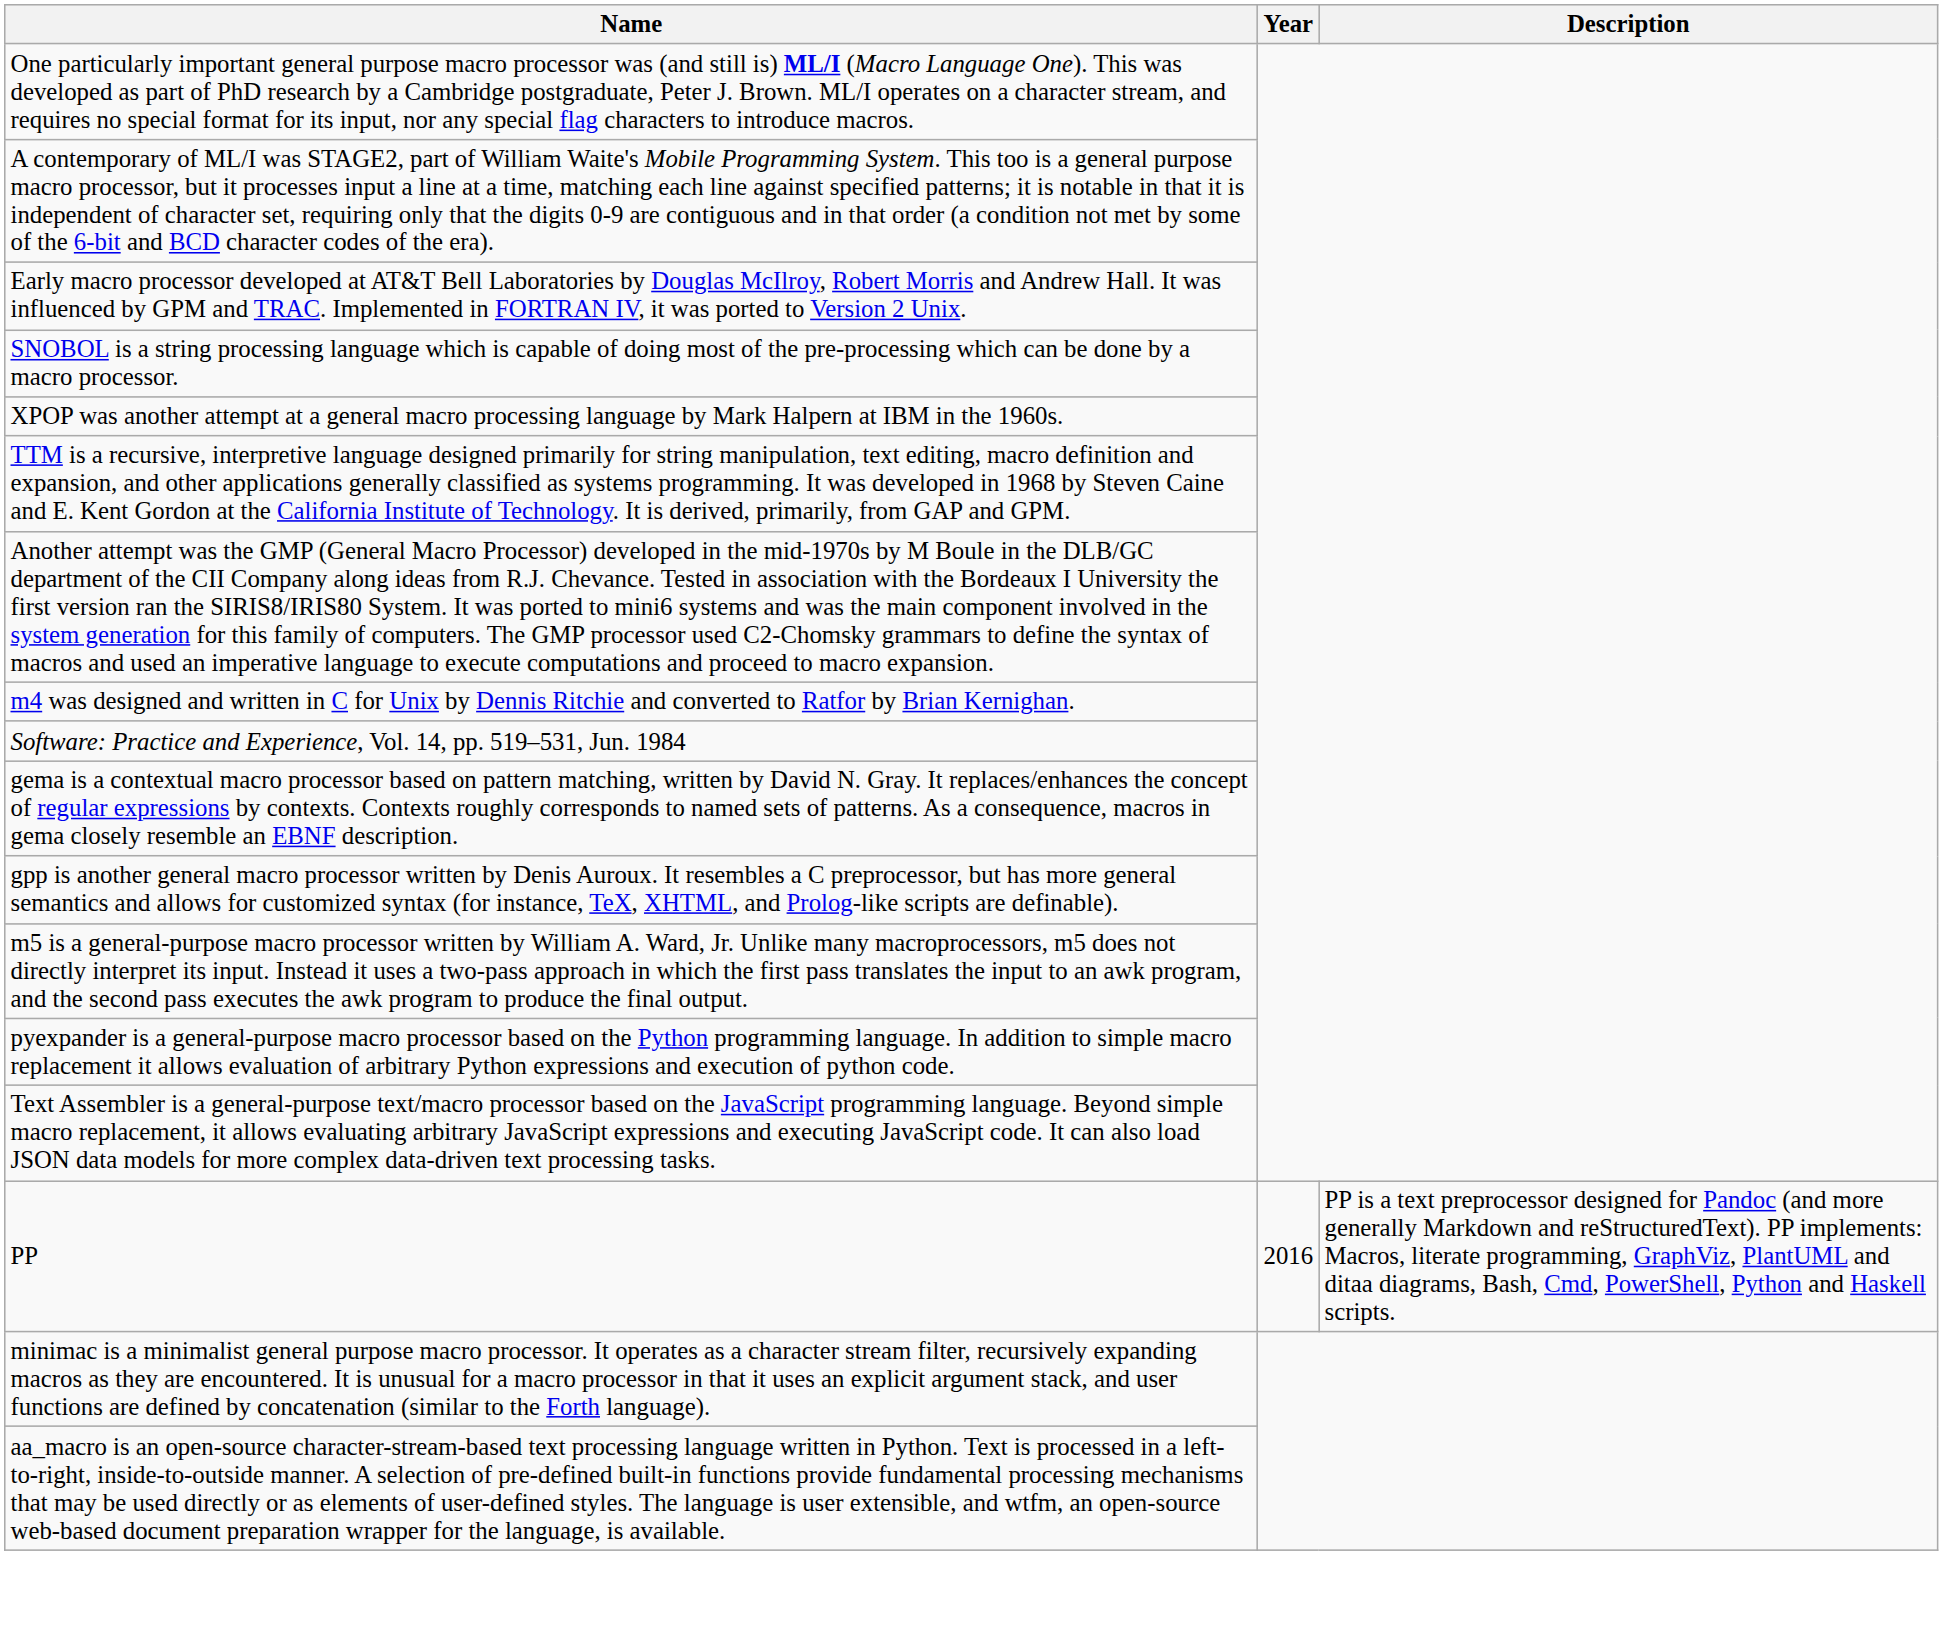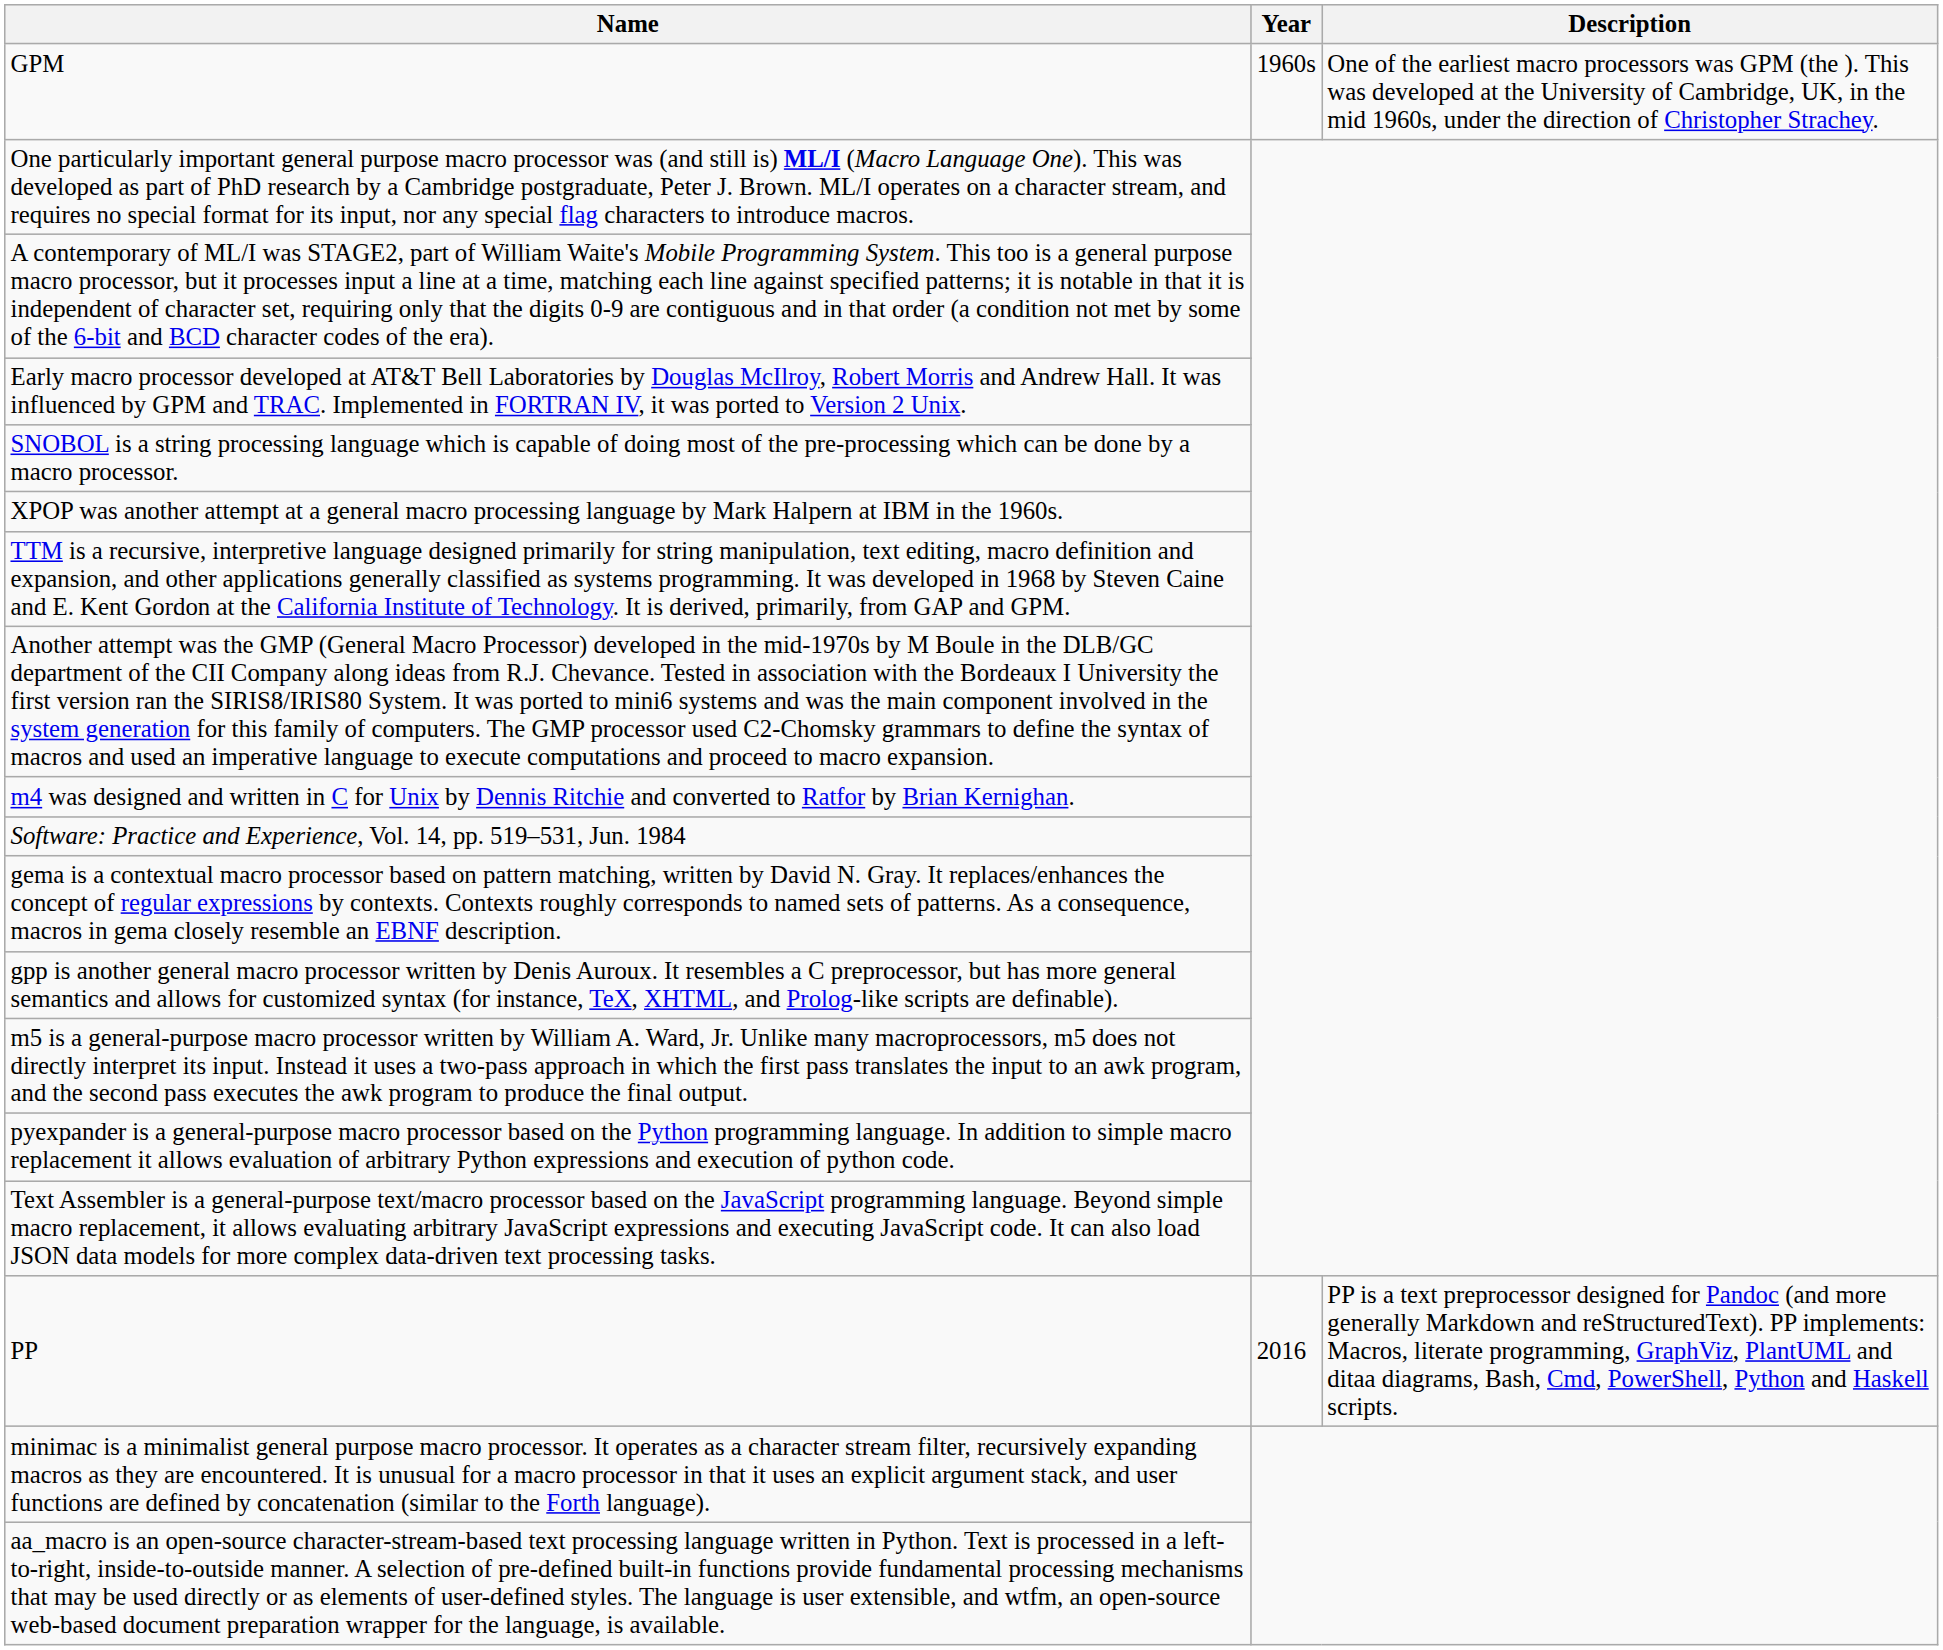+ row: (37, 63)
